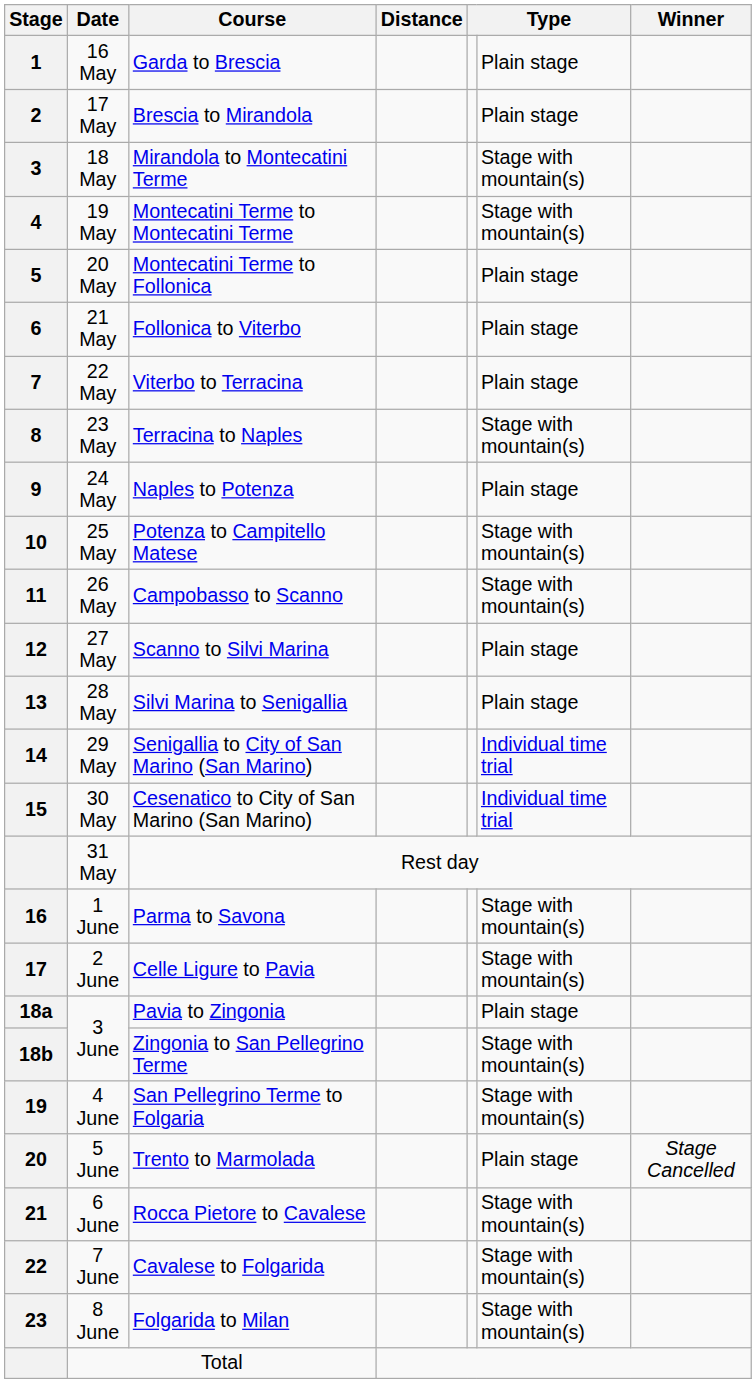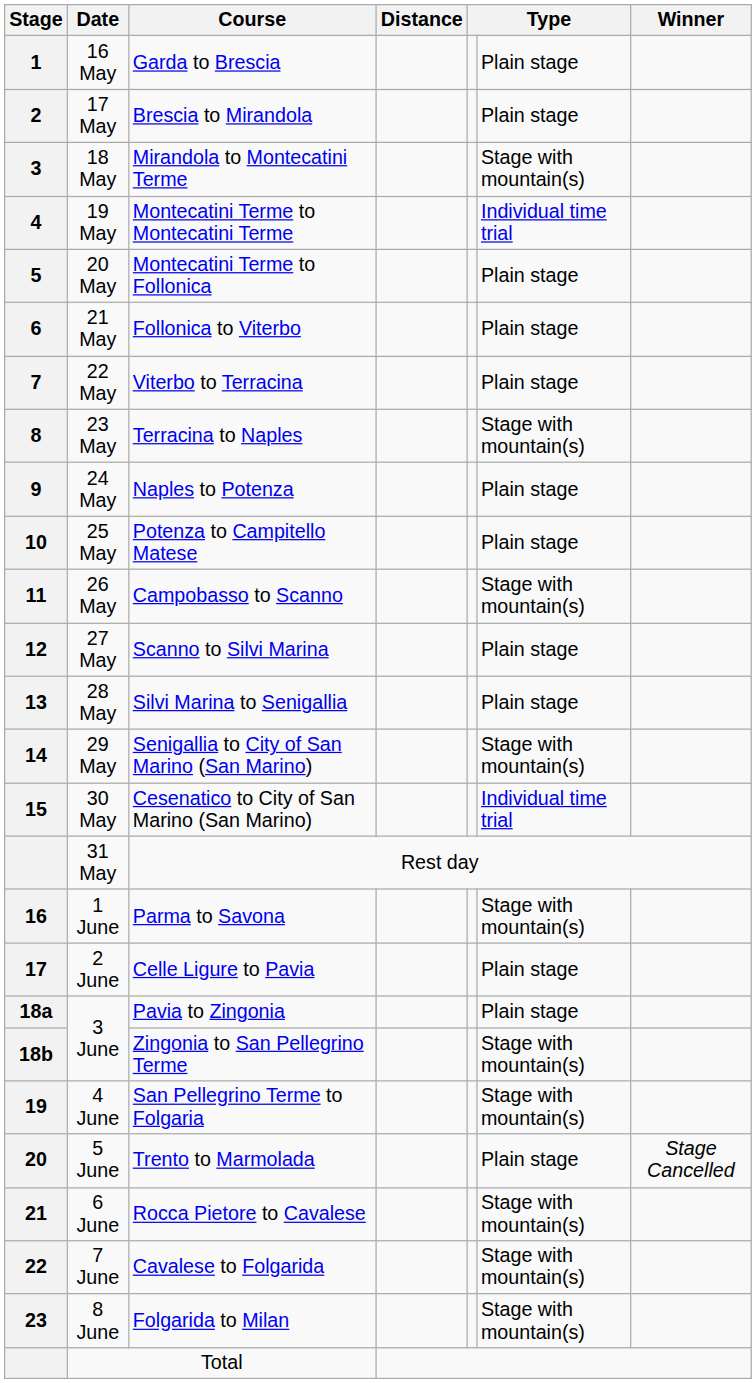(533, 222) Stage with mountain(s) -> (544, 222) Individual time trial
(533, 542) Stage with mountain(s) -> (530, 542) Plain stage
(544, 755) Individual time trial -> (533, 755) Stage with mountain(s)
(533, 969) Stage with mountain(s) -> (530, 969) Plain stage
